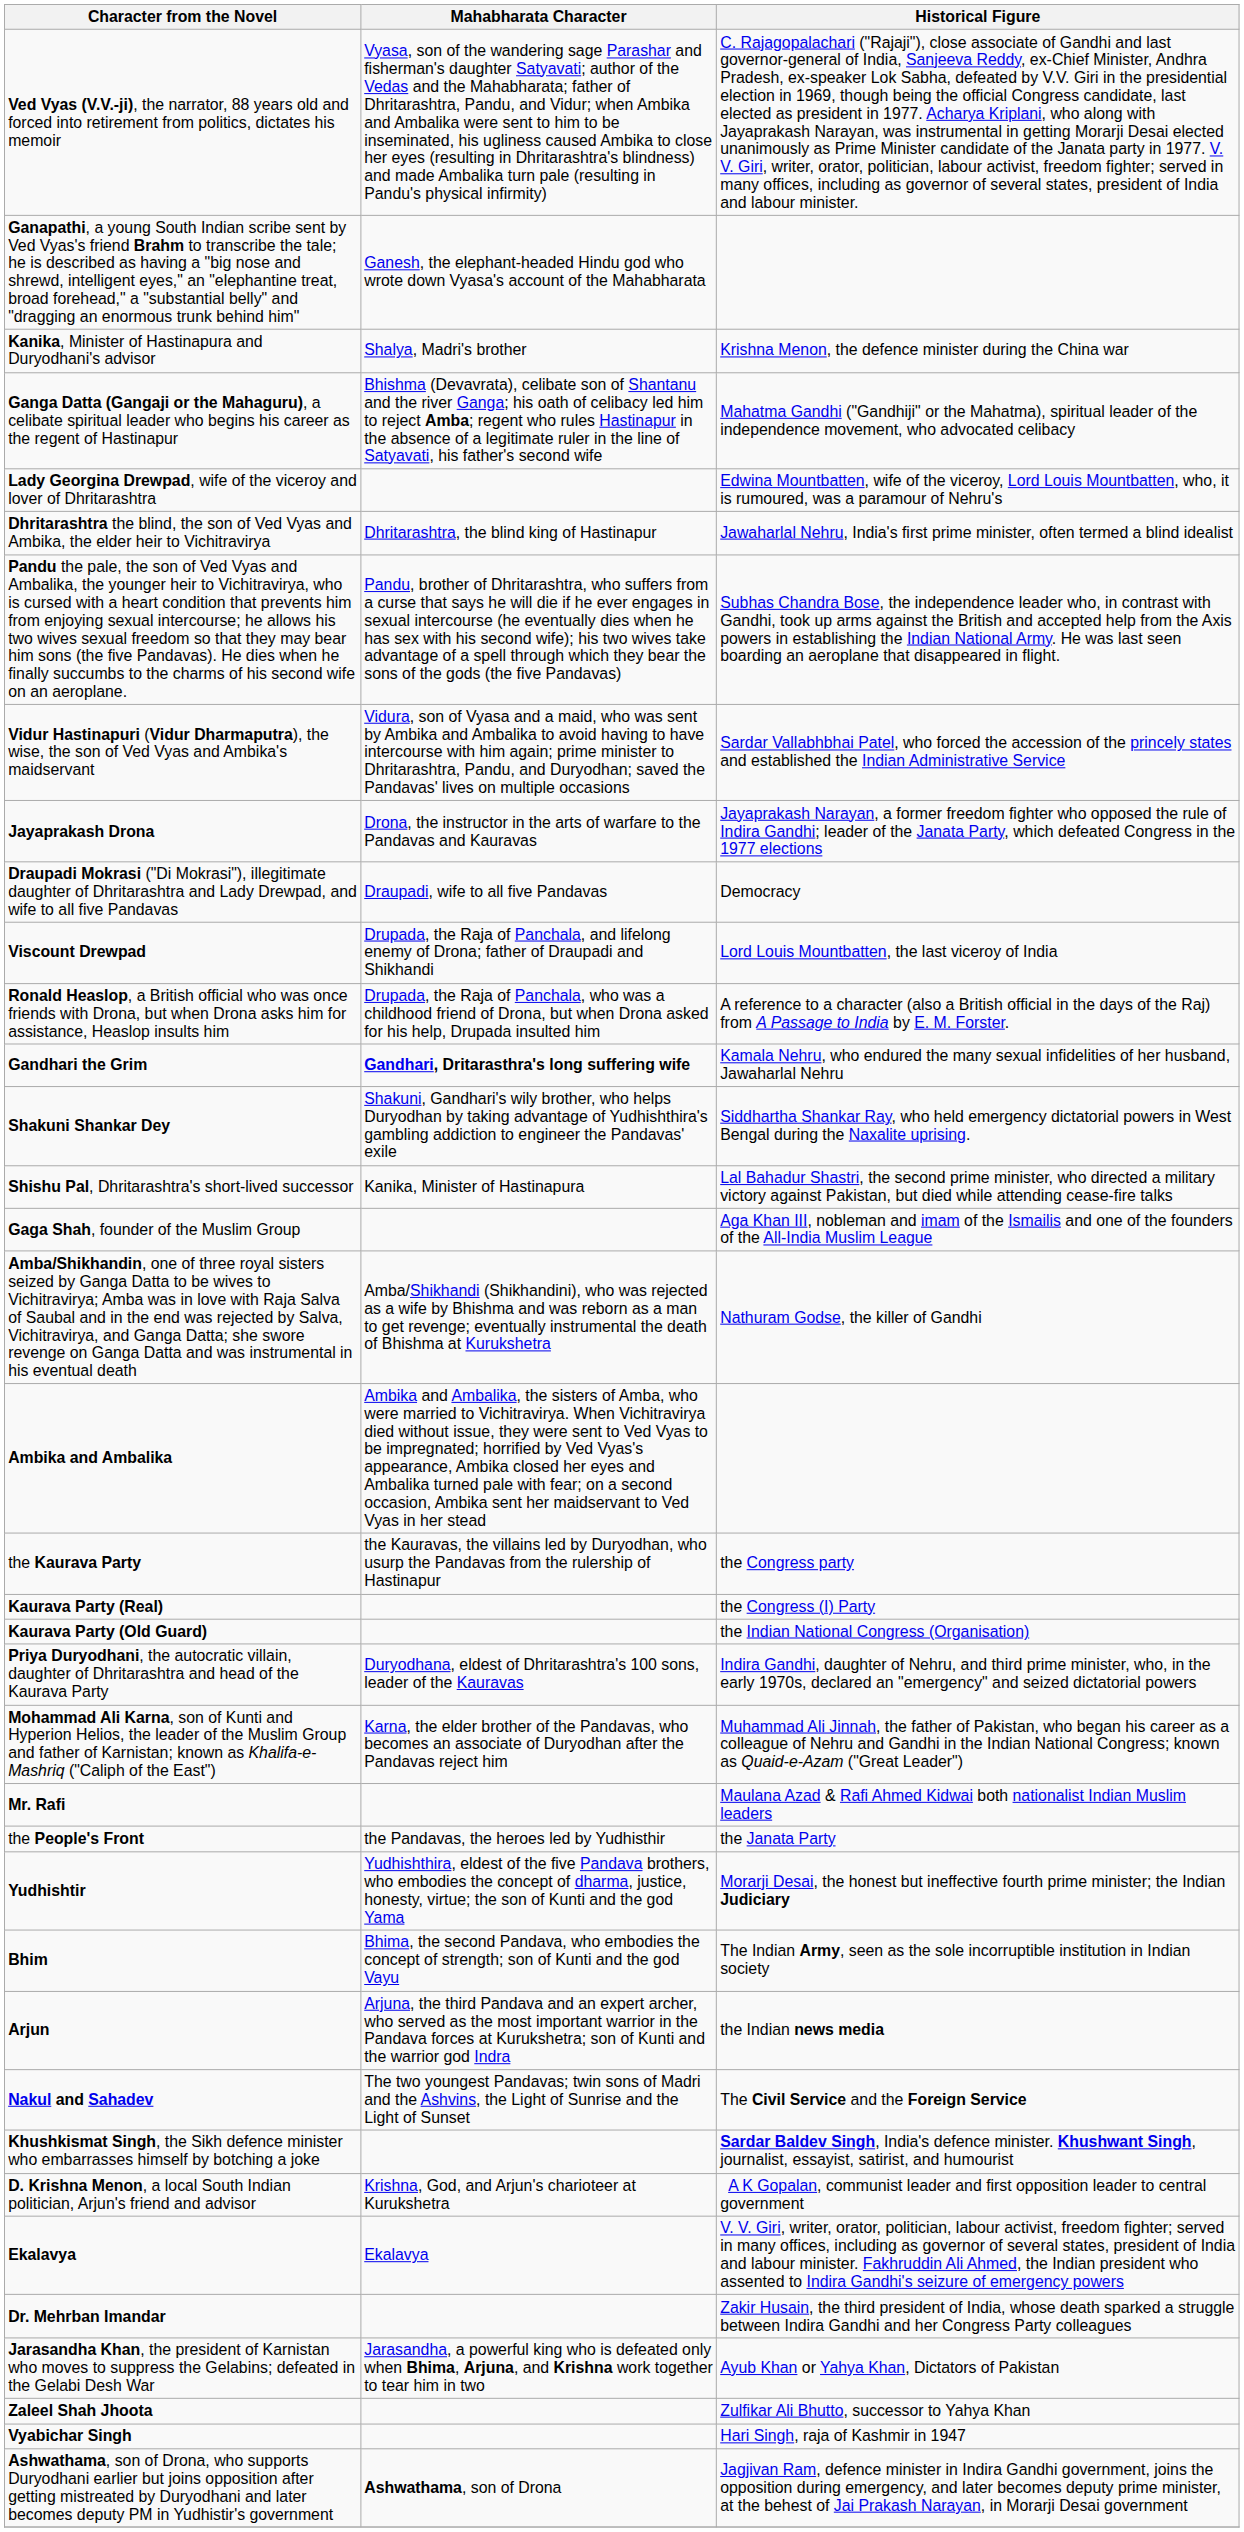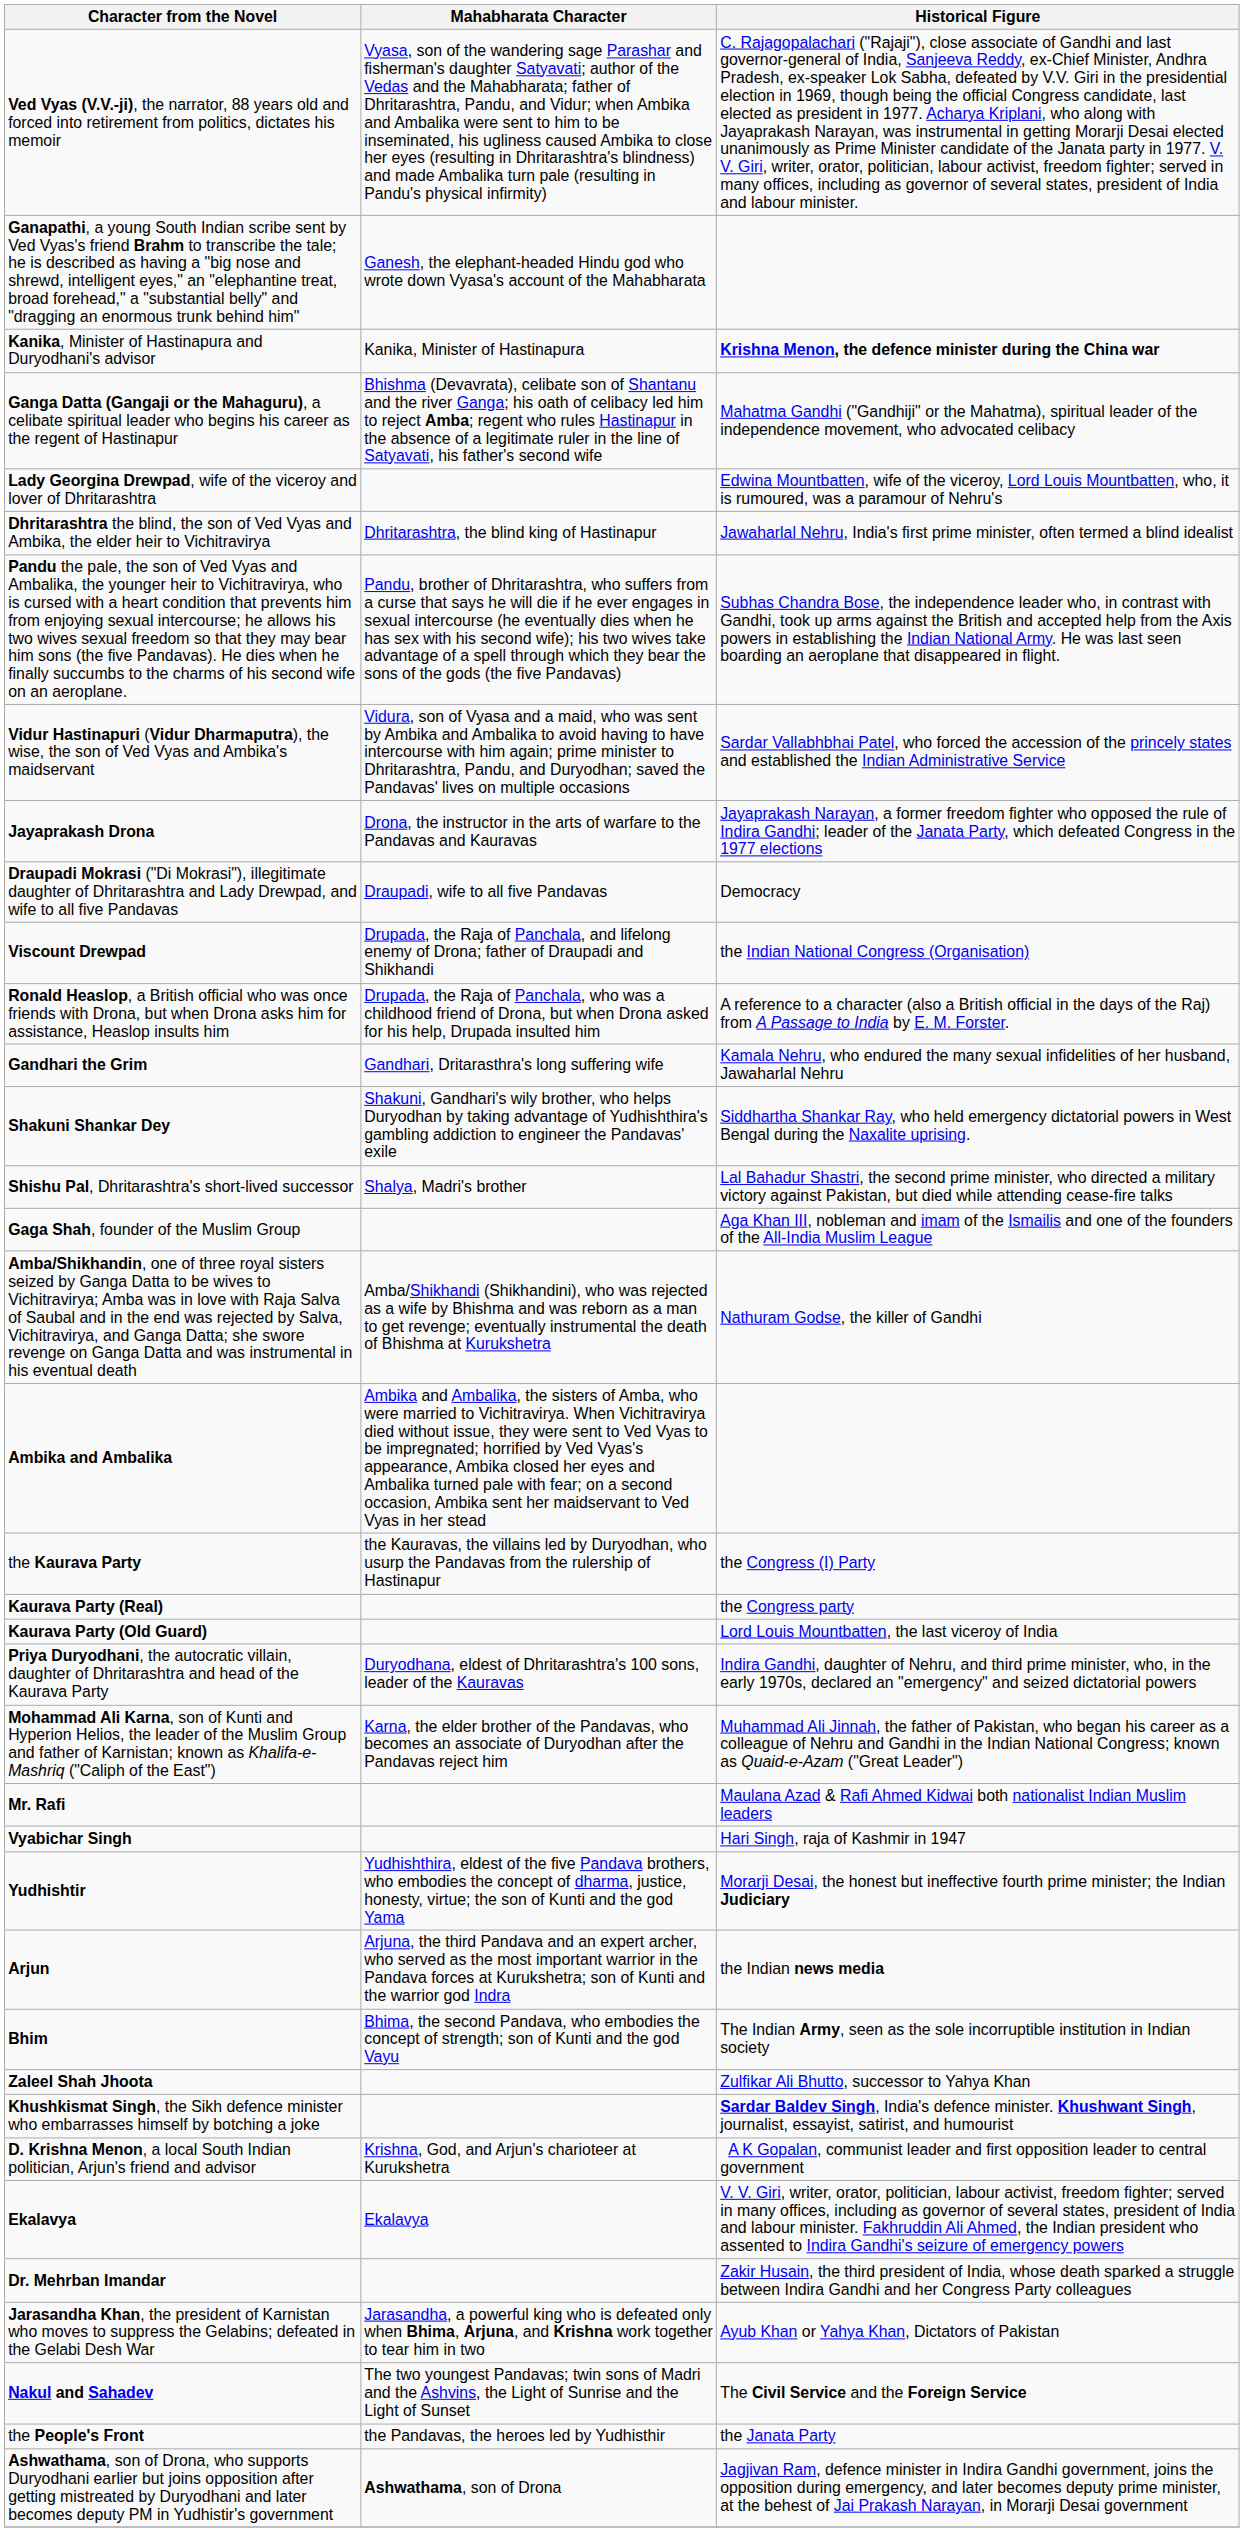(445, 350) Shalya, Madri's brother -> (474, 350) Kanika, Minister of Hastinapura
(924, 350) normal -> (940, 350) bold
(889, 952) Lord Louis Mountbatten, the last viceroy of India -> (875, 952) the Indian National Congress (Organisation)
(527, 1065) bold -> (514, 1065) normal
(474, 1186) Kanika, Minister of Hastinapura -> (445, 1186) Shalya, Madri's brother
(787, 1563) the Congress party -> (798, 1563) the Congress (I) Party
(798, 1606) the Congress (I) Party -> (787, 1606) the Congress party
(875, 1631) the Indian National Congress (Organisation) -> (889, 1631) Lord Louis Mountbatten, the last viceroy of India
rows swapped: (76, 1839) <-> (70, 2436)
rows swapped: (28, 1960) <-> (29, 2030)
rows swapped: (81, 2099) <-> (80, 2411)
